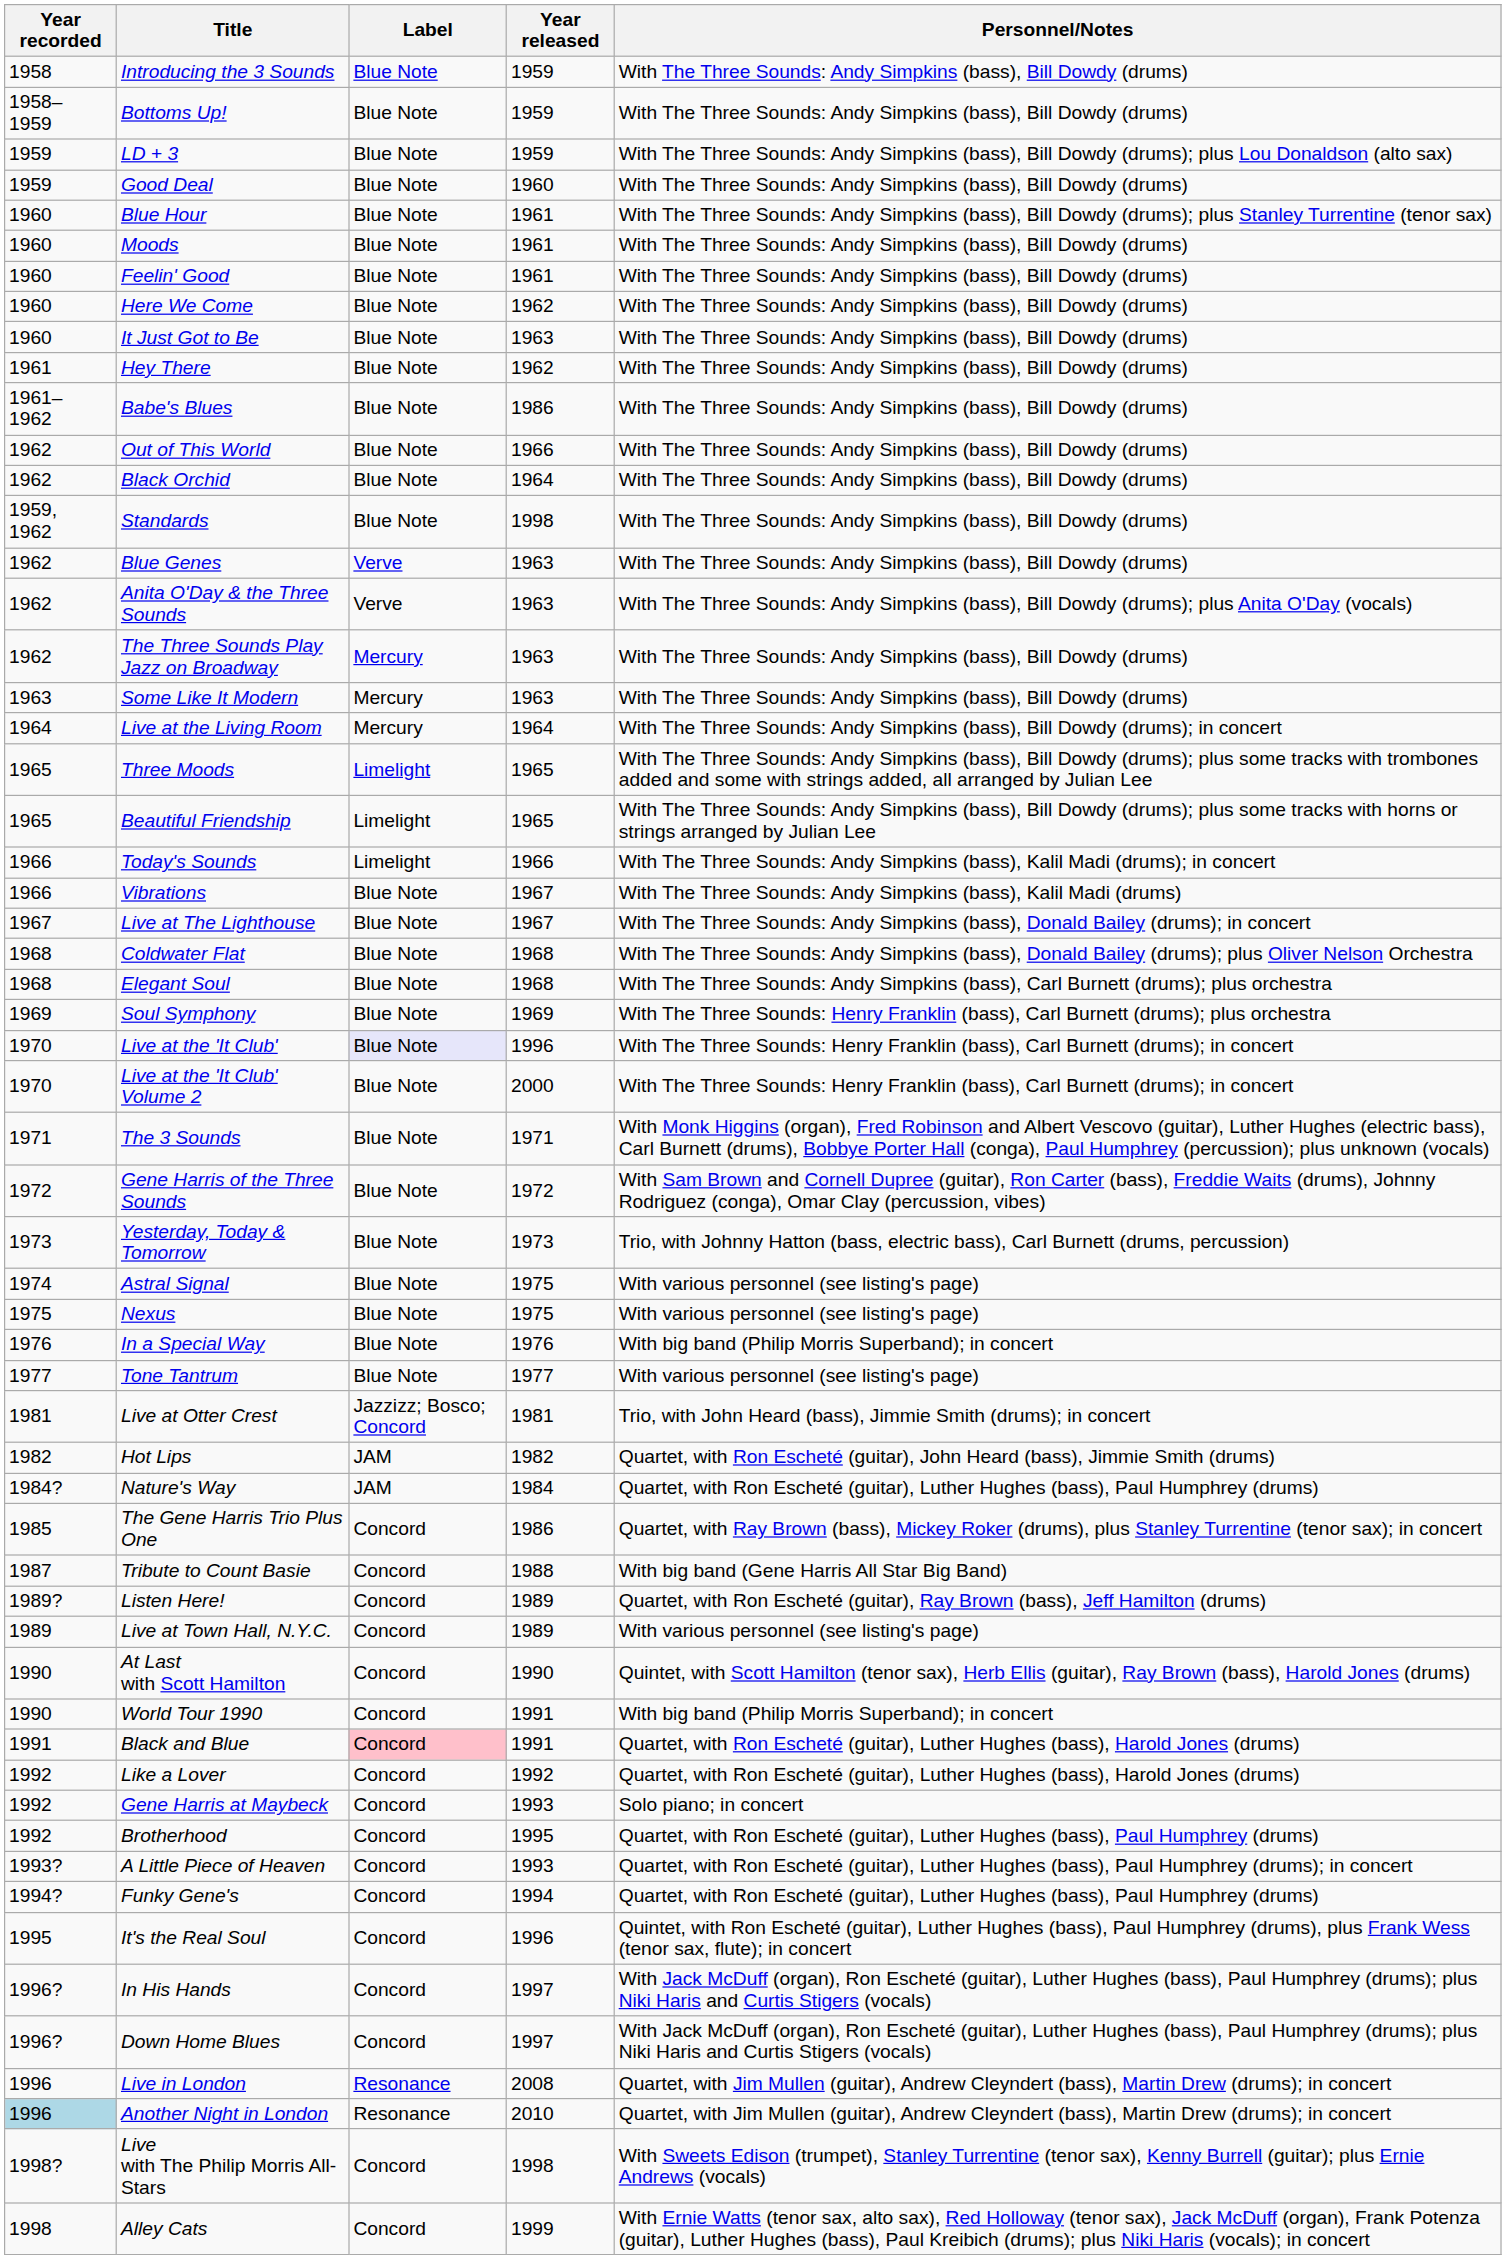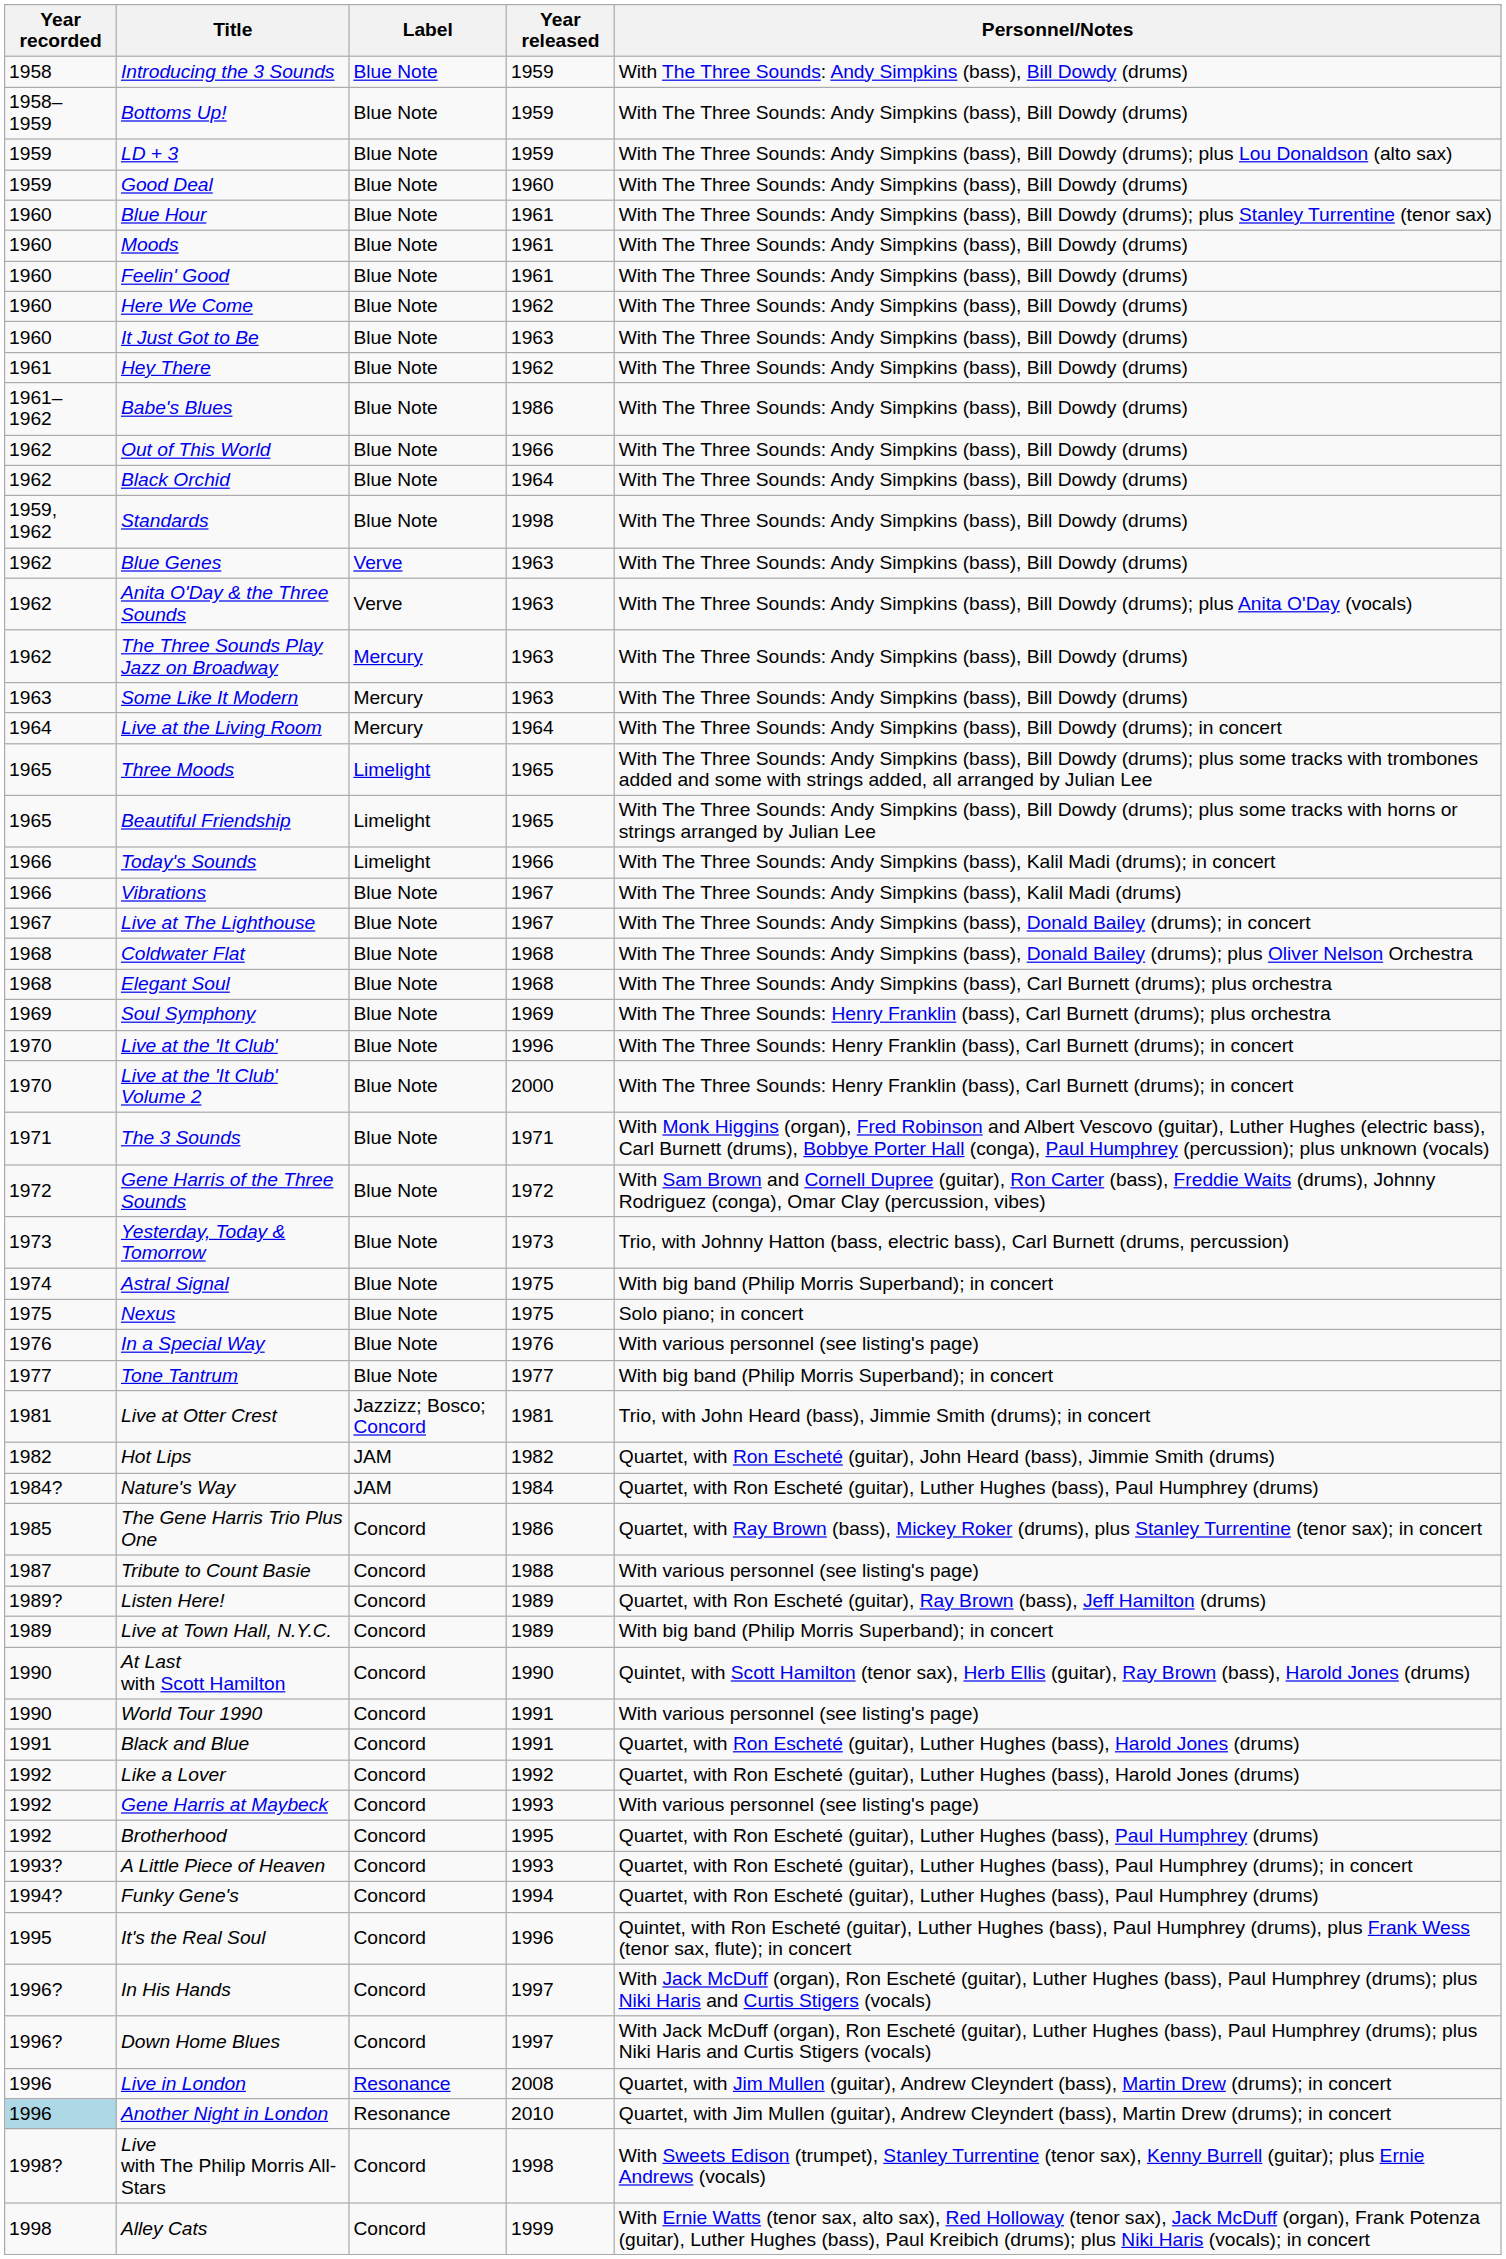(396, 1045) lavender background -> (396, 1045) no background
(799, 1283) With various personnel (see listing's page) -> (836, 1283) With big band (Philip Morris Superband); in concert
(799, 1314) With various personnel (see listing's page) -> (711, 1314) Solo piano; in concert
(836, 1344) With big band (Philip Morris Superband); in concert -> (799, 1344) With various personnel (see listing's page)
(799, 1375) With various personnel (see listing's page) -> (836, 1375) With big band (Philip Morris Superband); in concert
(813, 1570) With big band (Gene Harris All Star Big Band) -> (799, 1570) With various personnel (see listing's page)
(799, 1631) With various personnel (see listing's page) -> (836, 1631) With big band (Philip Morris Superband); in concert
(836, 1713) With big band (Philip Morris Superband); in concert -> (799, 1713) With various personnel (see listing's page)
(390, 1744) pink background -> (390, 1744) no background
(711, 1805) Solo piano; in concert -> (799, 1805) With various personnel (see listing's page)
